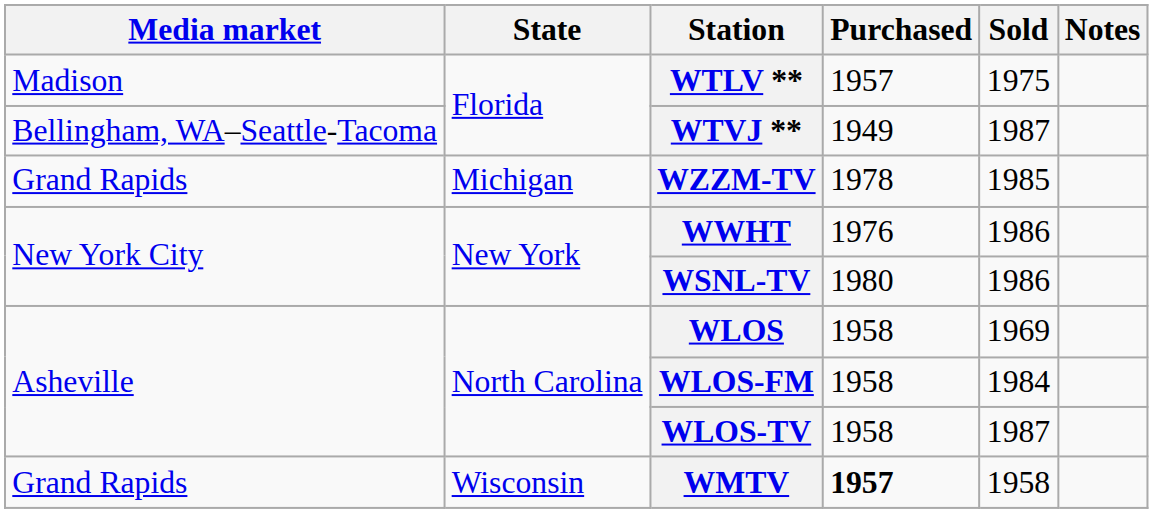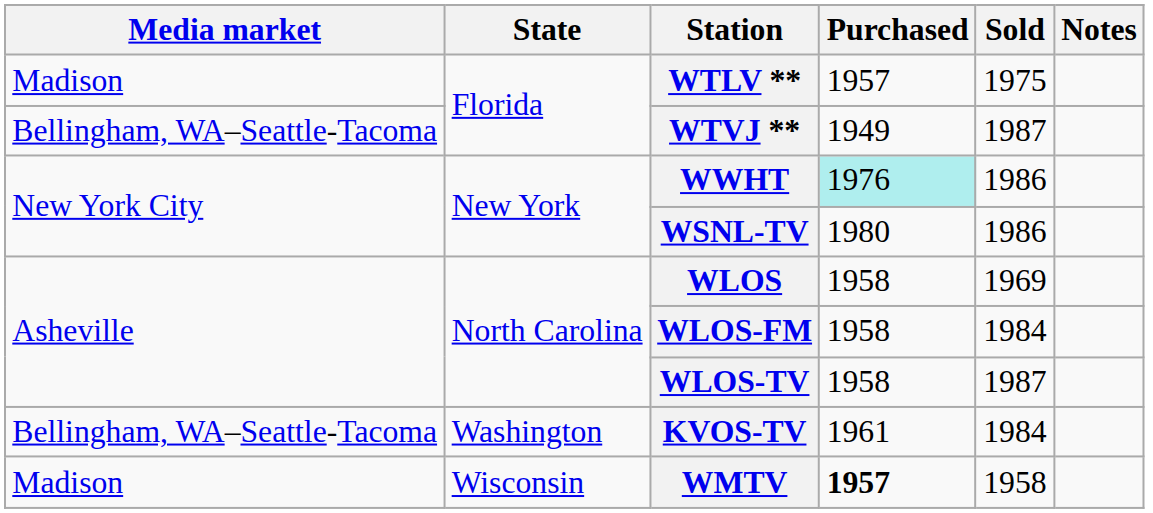- row: (736, 180)
(862, 230) no background -> (858, 180) paleturquoise background
+ row: (735, 431)
(100, 481) Grand Rapids -> (68, 481) Madison
